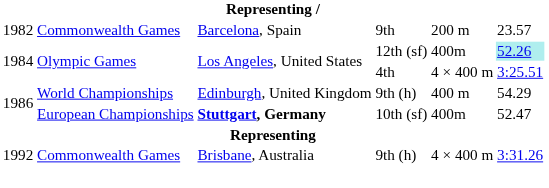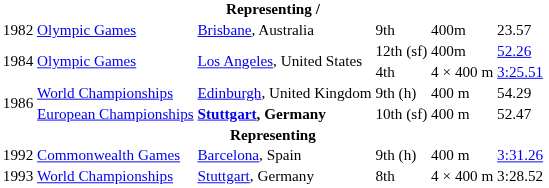(109, 30) Commonwealth Games -> (87, 30) Olympic Games
(249, 30) Barcelona, Spain -> (256, 30) Brisbane, Australia
(450, 30) 200 m -> (448, 30) 400m
(514, 51) paleturquoise background -> (514, 51) no background
(448, 113) 400m -> (450, 113) 400 m
(256, 155) Brisbane, Australia -> (249, 155) Barcelona, Spain
(462, 155) 4 × 400 m -> (450, 155) 400 m
+ row: (18, 176)
